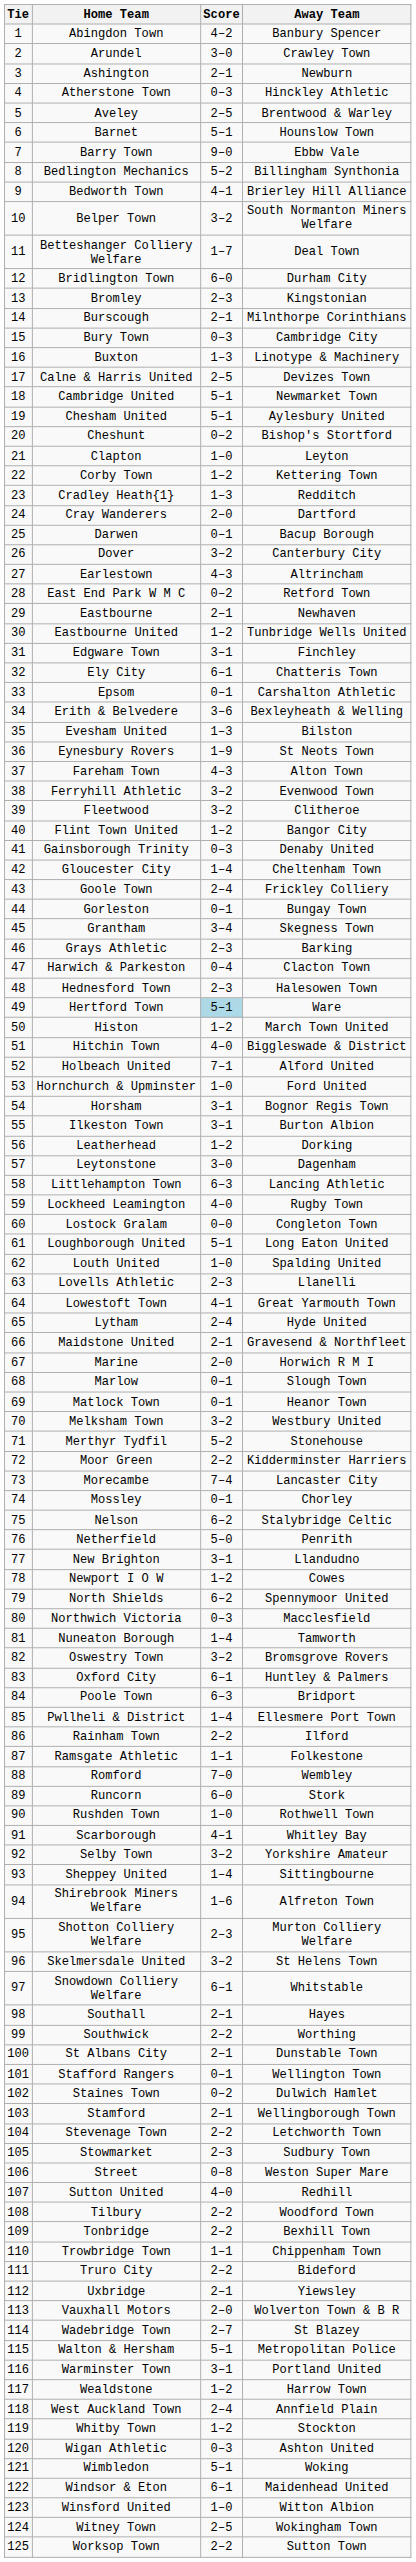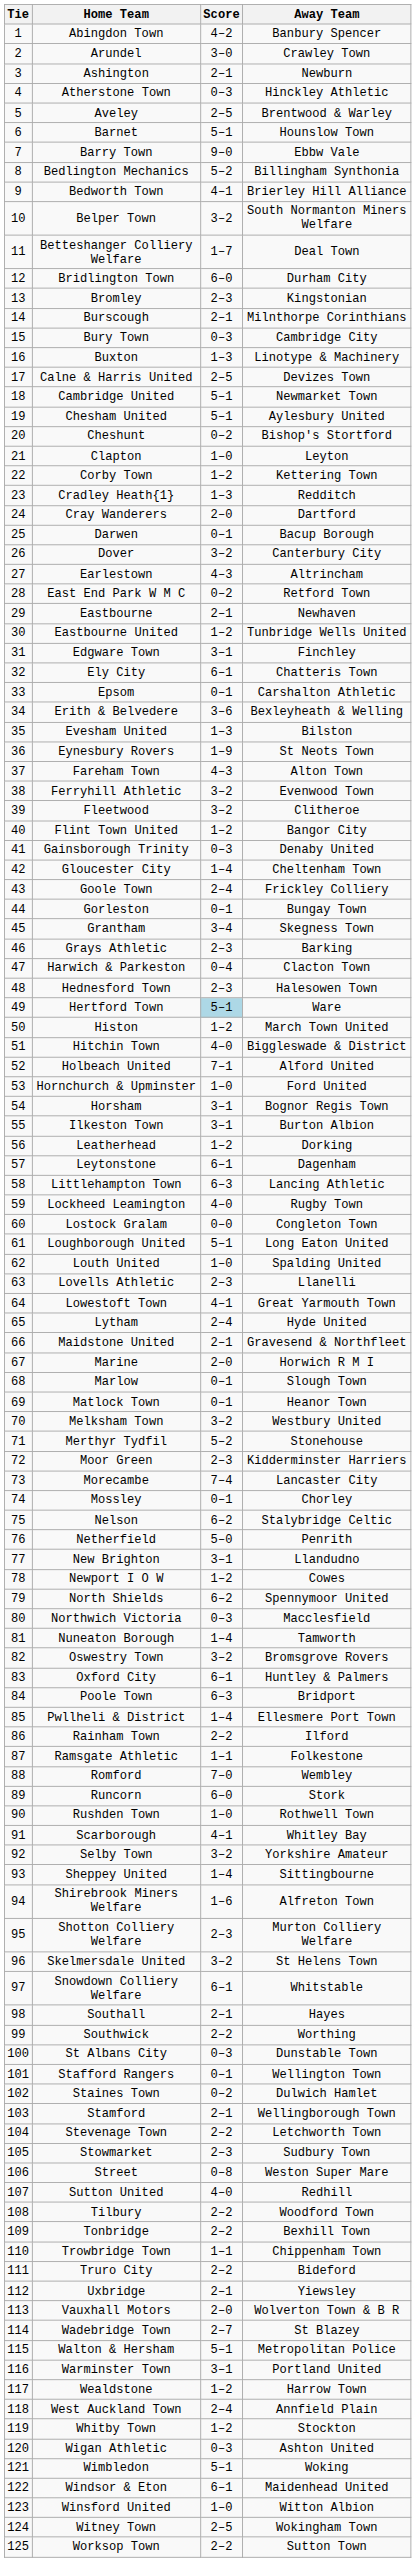(222, 1165) 3–0 -> (222, 1165) 6–1
(222, 1461) 2–2 -> (222, 1461) 2–3
(222, 2055) 2–1 -> (222, 2055) 0–3
